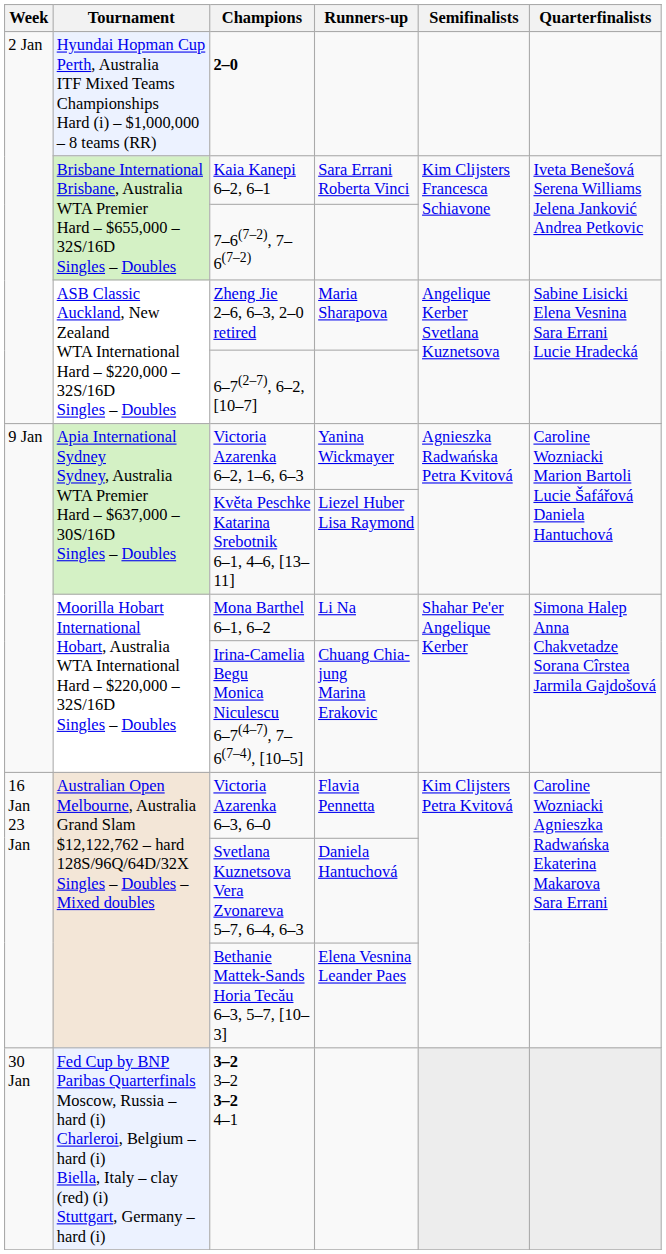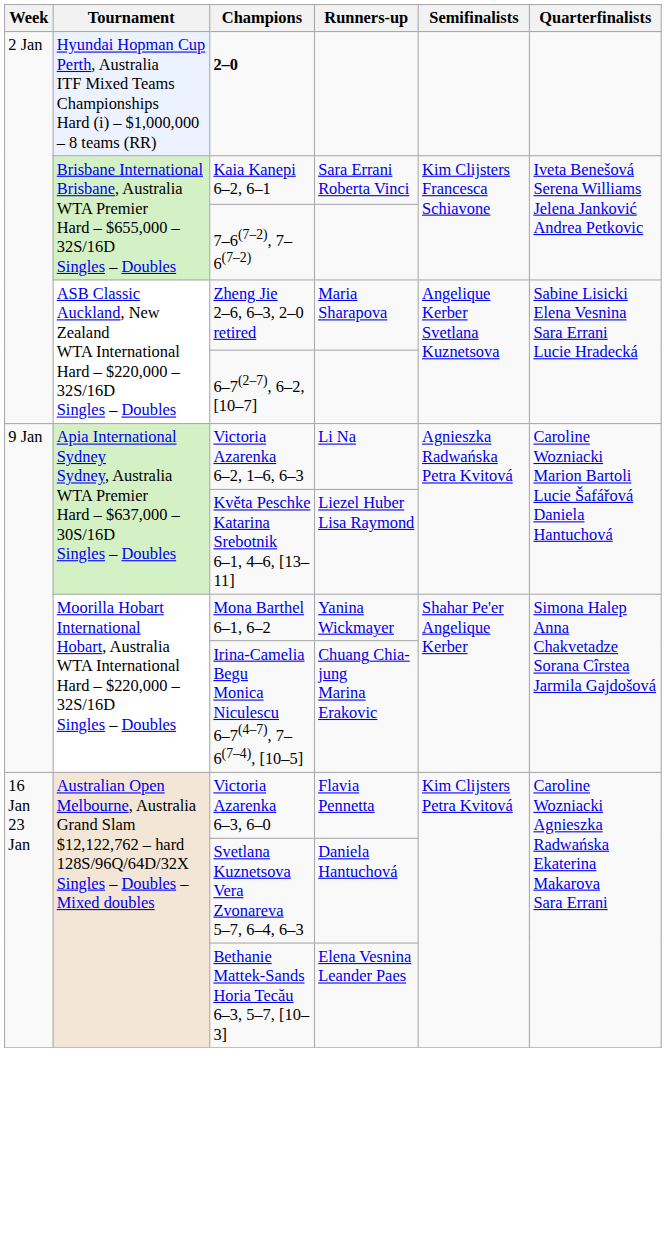(356, 447) Yanina Wickmayer -> (337, 437) Li Na
(337, 608) Li Na -> (356, 618) Yanina Wickmayer
- row: (226, 1090)
